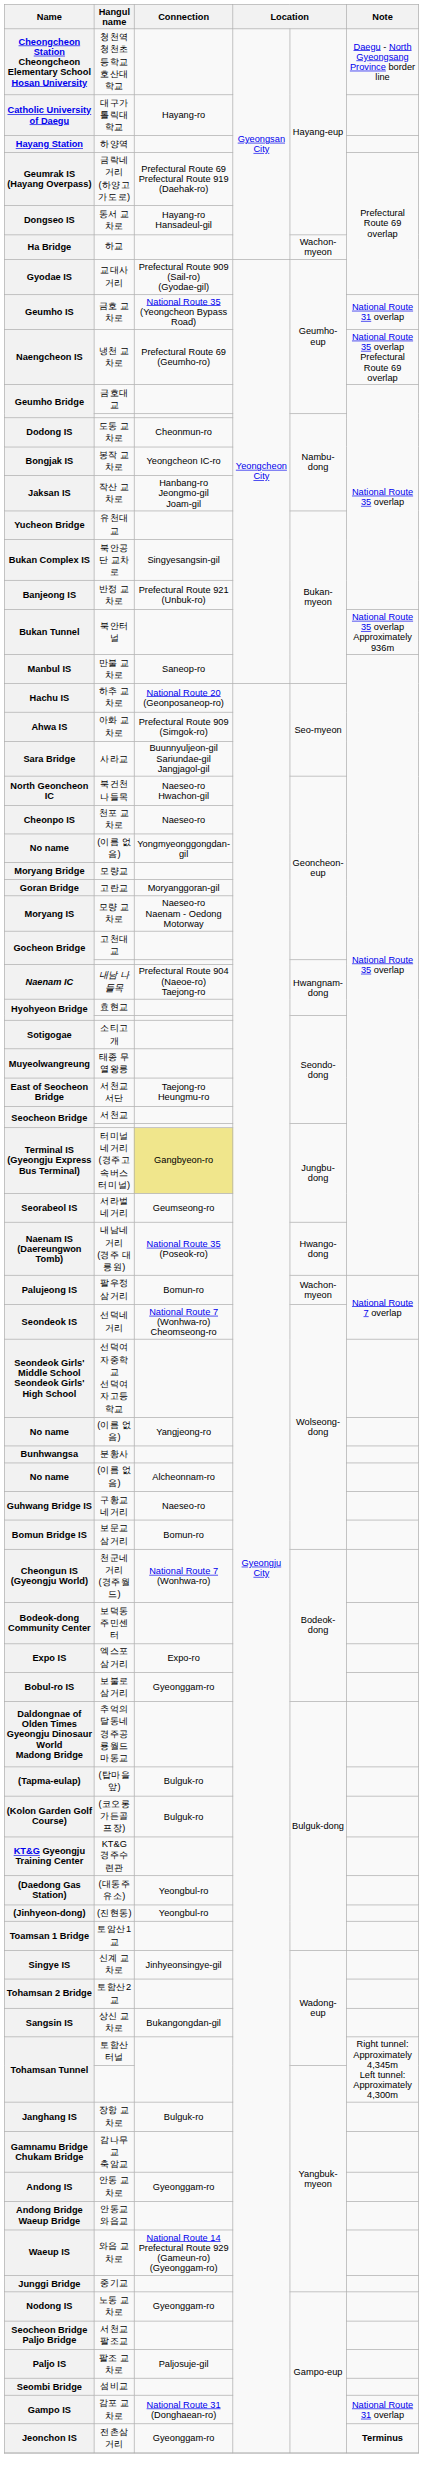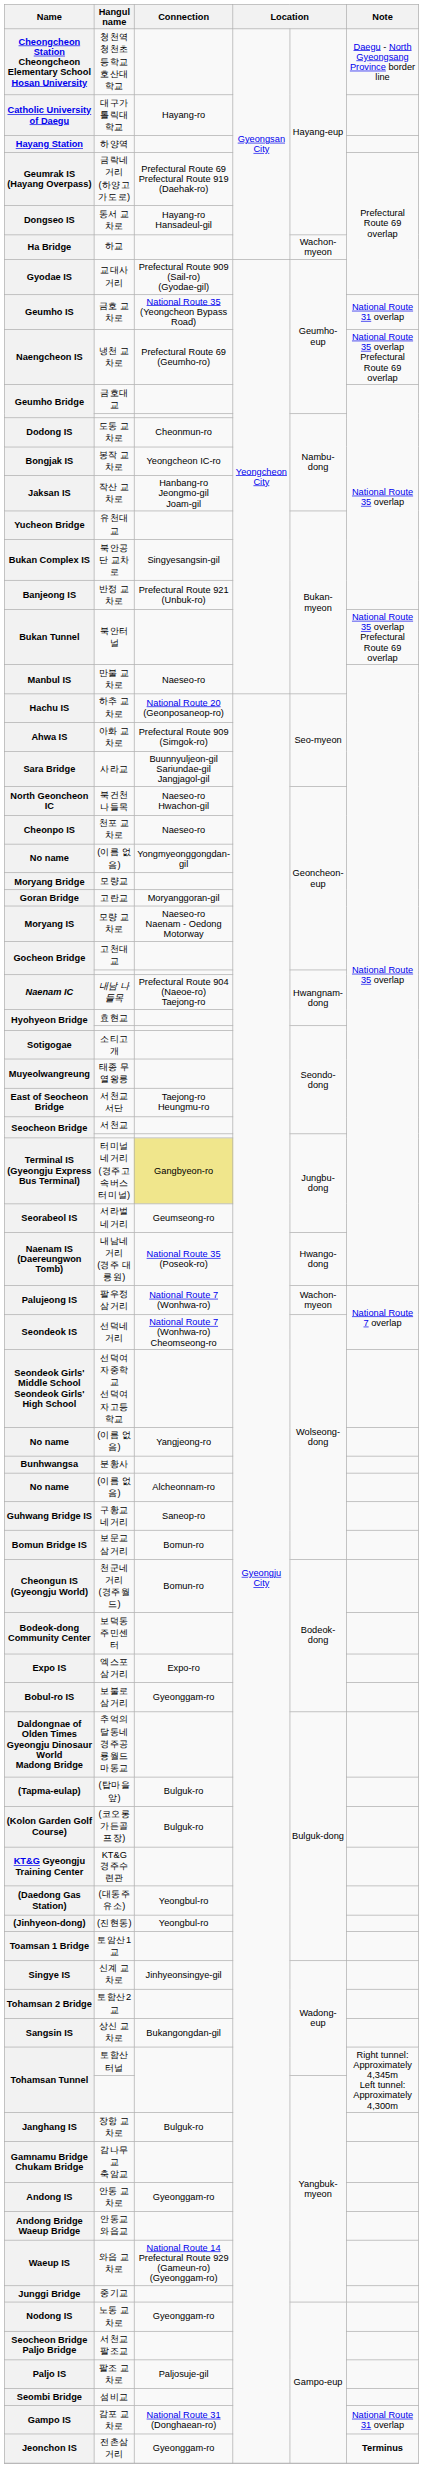(383, 632) National Route 35 overlap Approximately 936m -> (383, 637) National Route 35 overlap Prefectural Route 69 overlap
(184, 669) Saneop-ro -> (184, 679) Naeseo-ro
(184, 1290) Bomun-ro -> (184, 1300) National Route 7 (Wonhwa-ro)
(184, 1506) Naeseo-ro -> (184, 1516) Saneop-ro
(184, 1575) National Route 7 (Wonhwa-ro) -> (184, 1586) Bomun-ro
